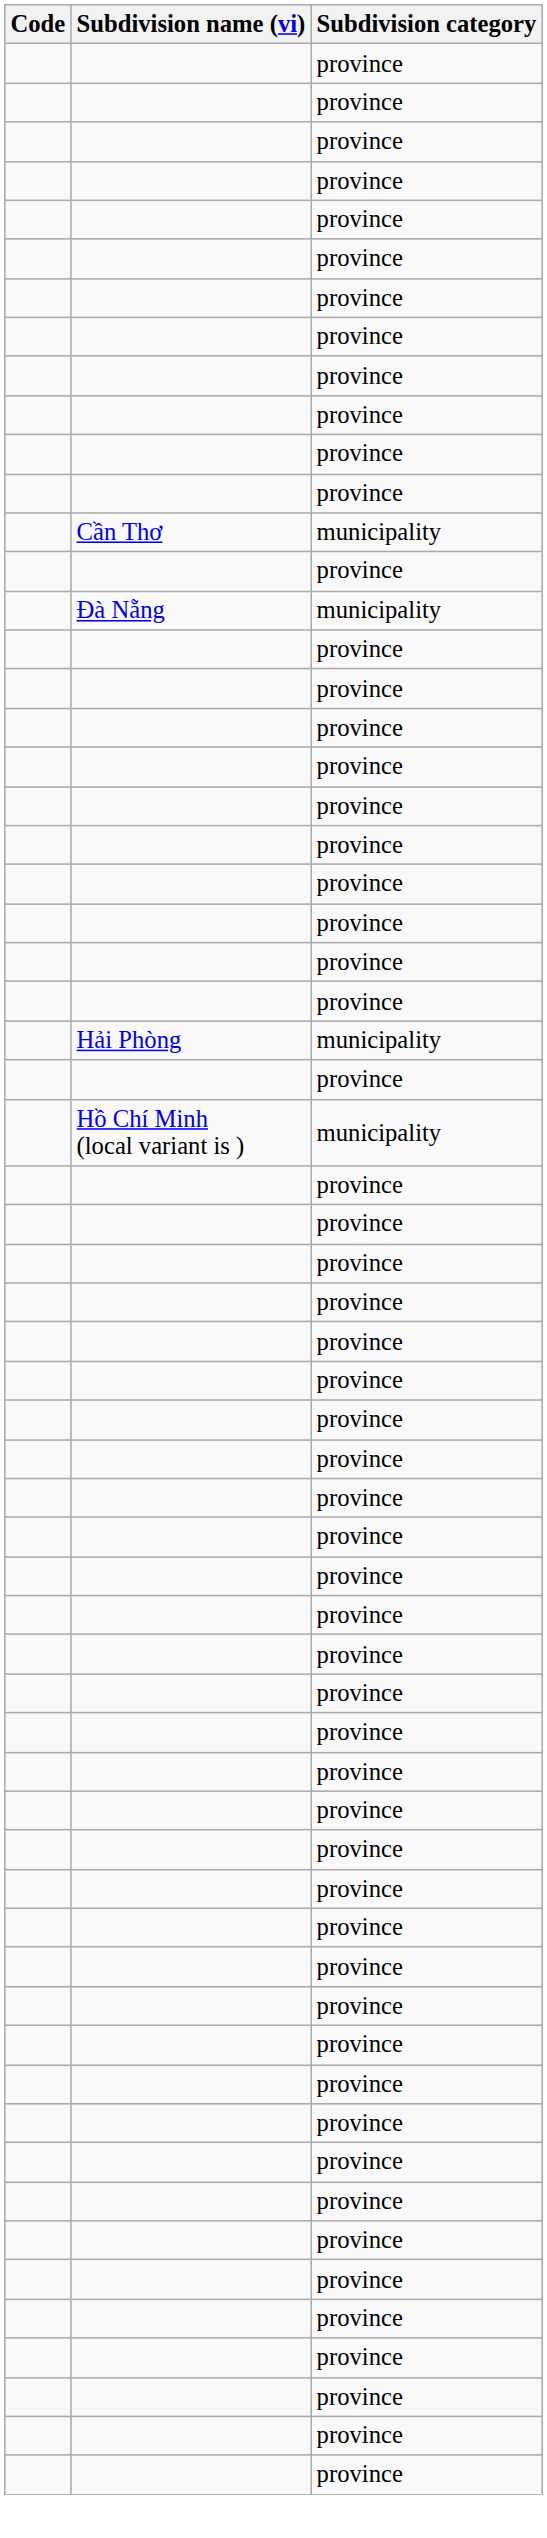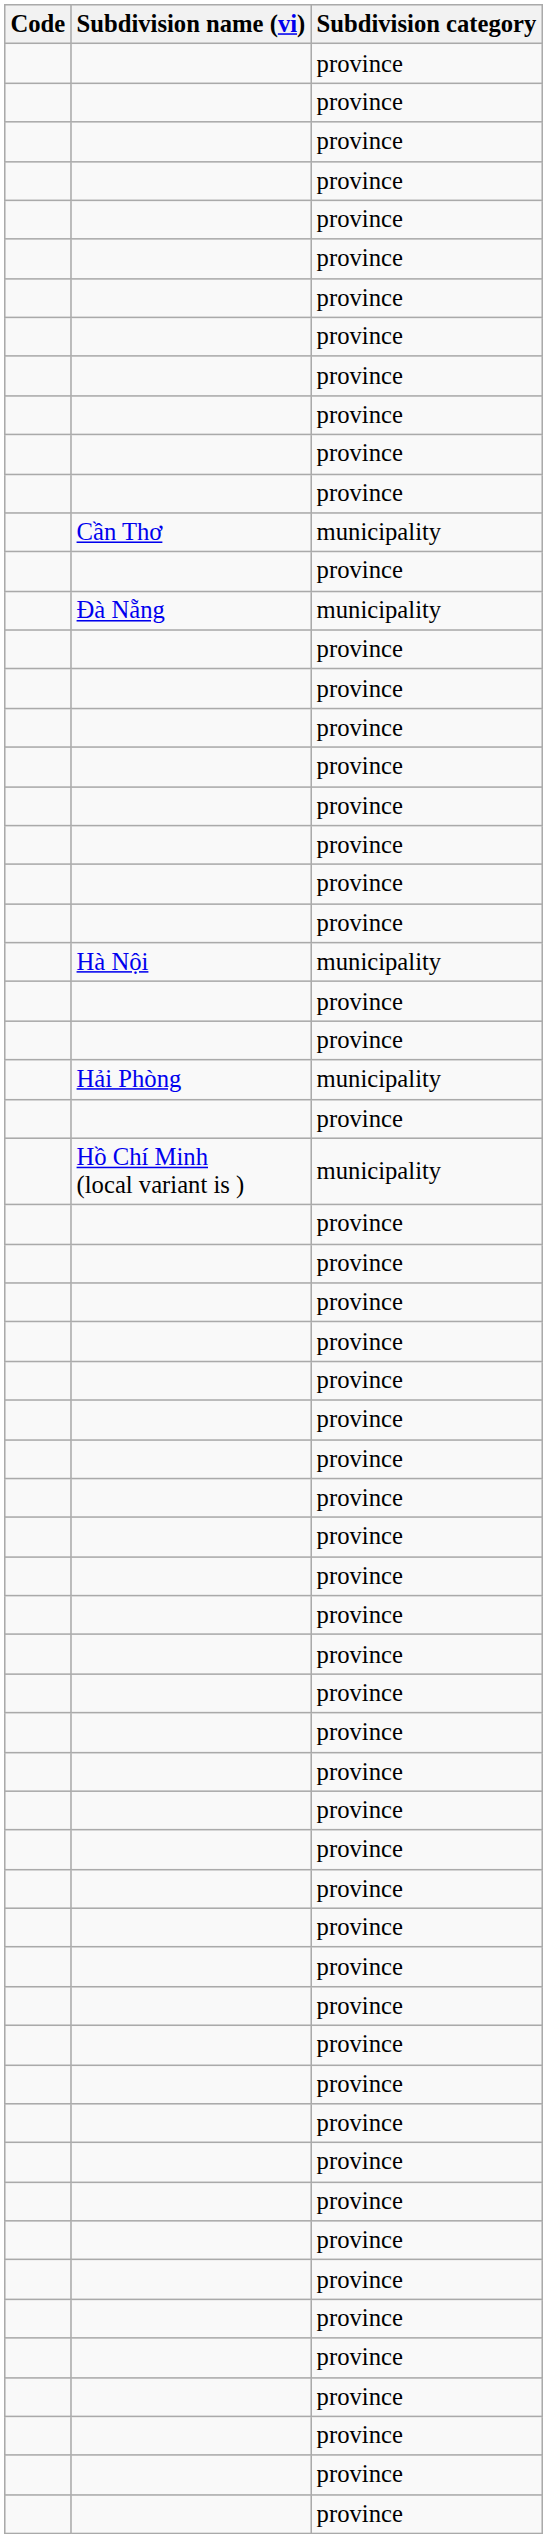+ row: (112, 961)
